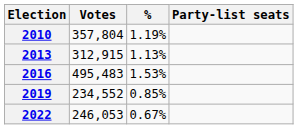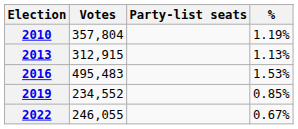columns swapped: (148, 14) <-> (231, 14)
(98, 114) 246,053 -> (98, 114) 246,055
